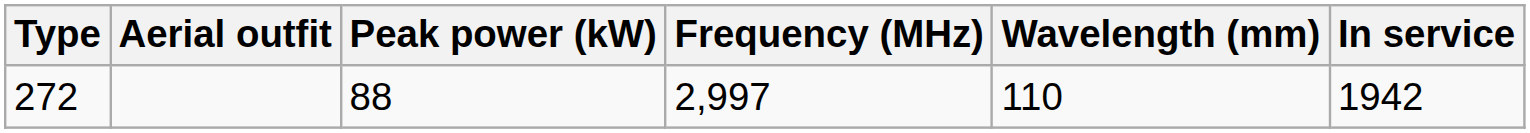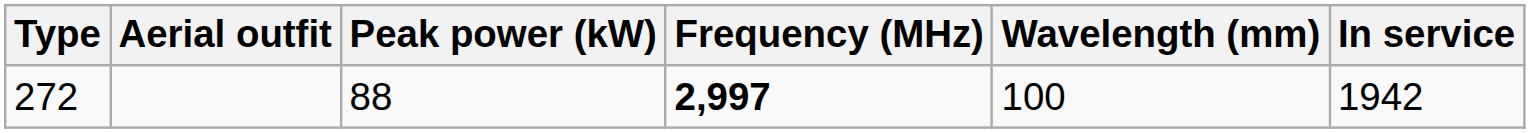(723, 95) normal -> (723, 95) bold
(1032, 95) 110 -> (1034, 95) 100
